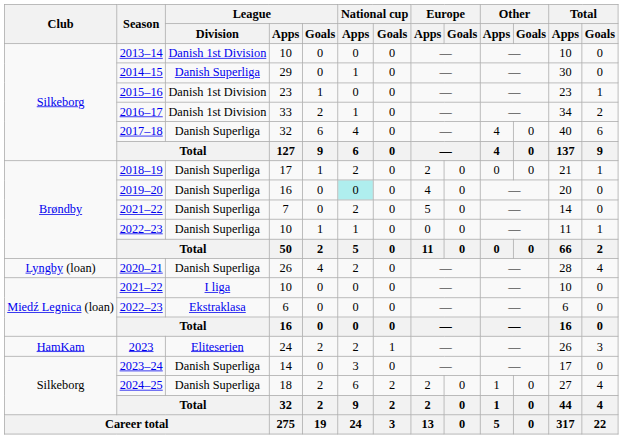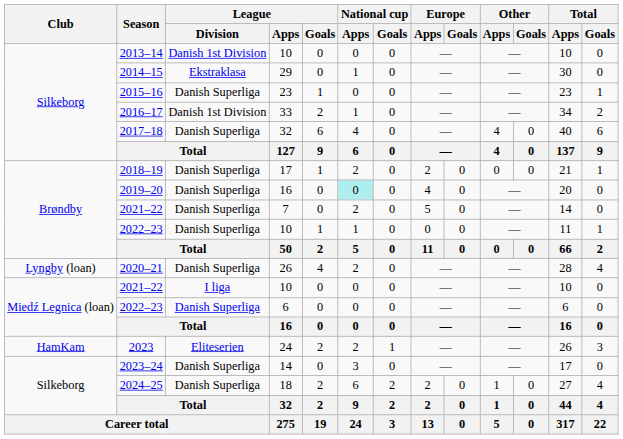(217, 72) Danish Superliga -> (217, 72) Ekstraklasa
(217, 92) Danish 1st Division -> (217, 92) Danish Superliga
(217, 307) Ekstraklasa -> (217, 307) Danish Superliga
